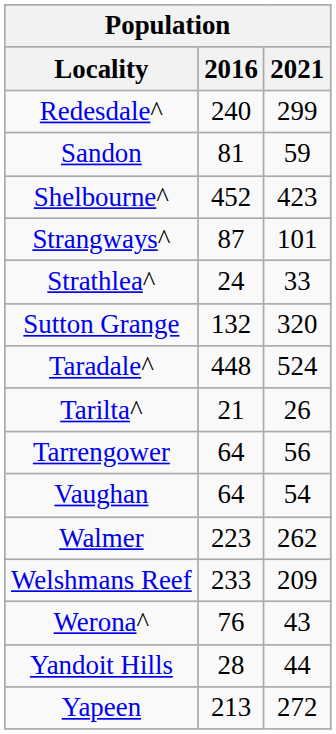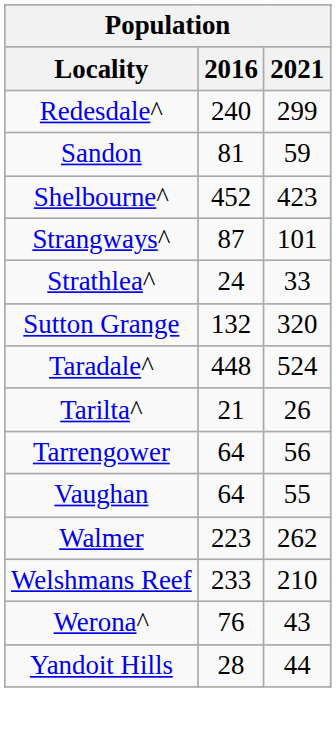(297, 494) 54 -> (297, 494) 55
(297, 580) 209 -> (297, 580) 210
- row: (101, 707)
